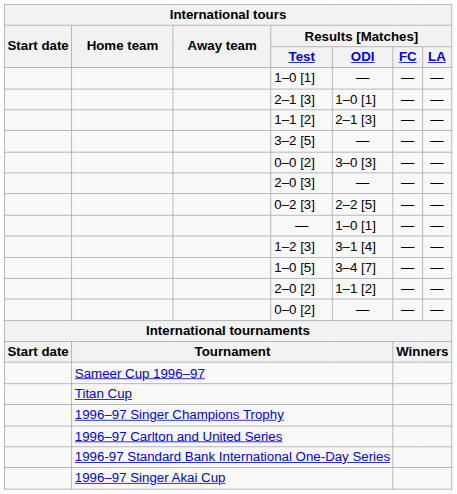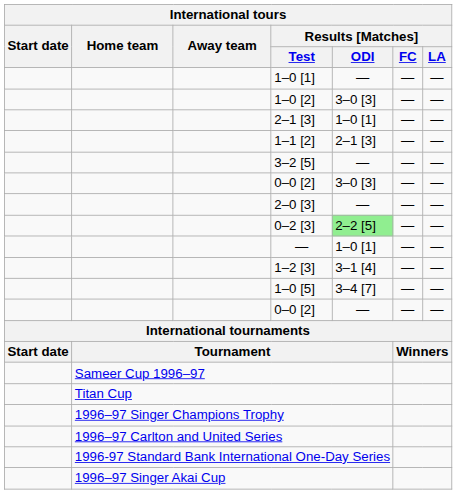+ row: (122, 99)
(356, 204) no background -> (356, 225) lightgreen background
- row: (122, 289)
